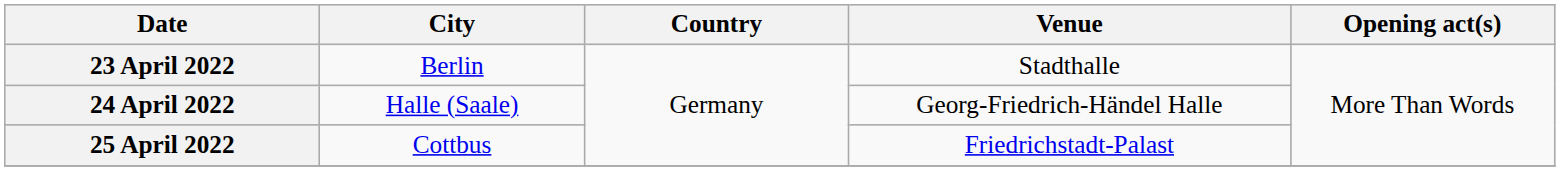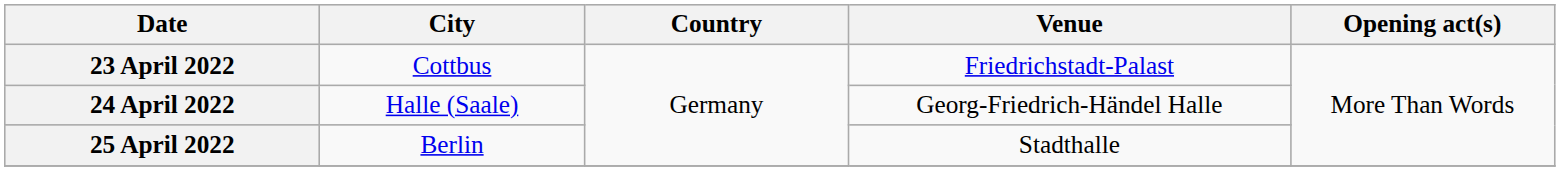(452, 64) Berlin -> (452, 64) Cottbus
(1069, 64) Stadthalle -> (1069, 64) Friedrichstadt-Palast
(452, 144) Cottbus -> (452, 144) Berlin
(1069, 144) Friedrichstadt-Palast -> (1069, 144) Stadthalle
